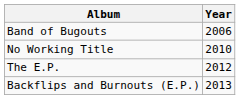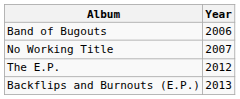(219, 49) 2010 -> (219, 49) 2007
